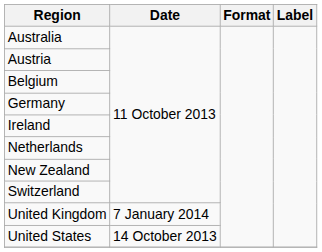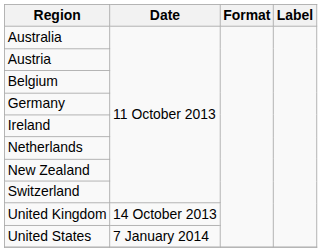(161, 214) 7 January 2014 -> (165, 214) 14 October 2013
(165, 236) 14 October 2013 -> (161, 236) 7 January 2014
